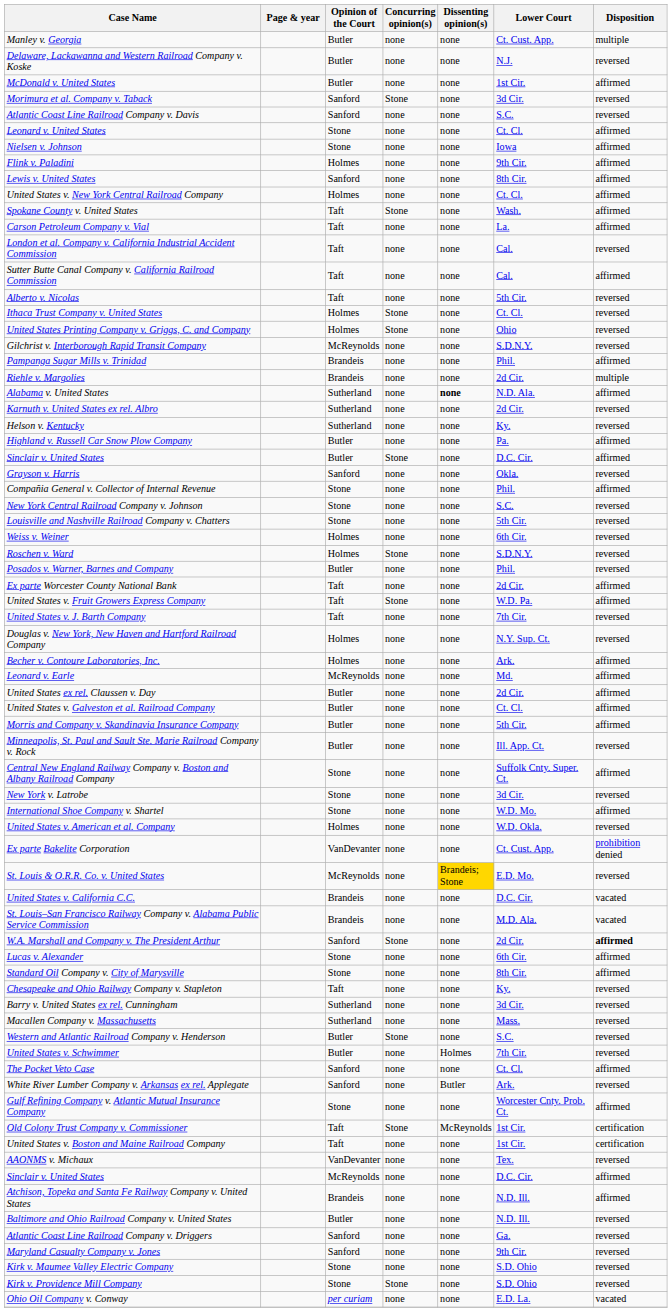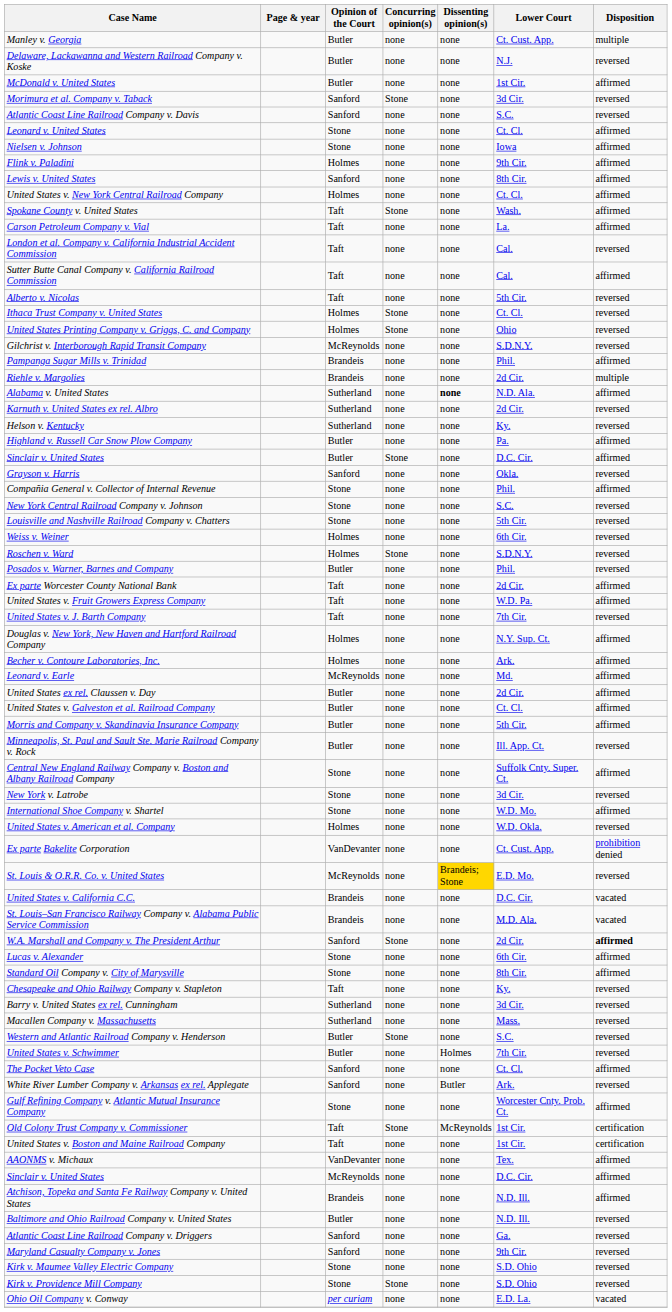(397, 601) Stone -> (395, 601) none
(612, 639) reversed -> (613, 639) affirmed
(612, 1160) reversed -> (613, 1160) affirmed
